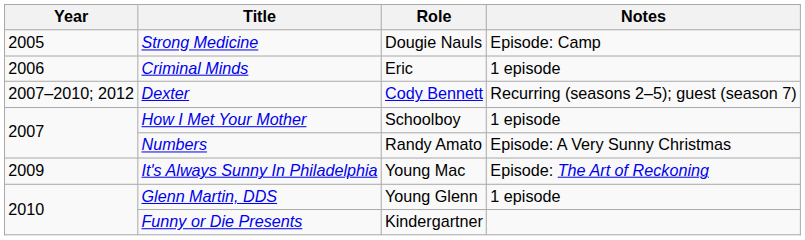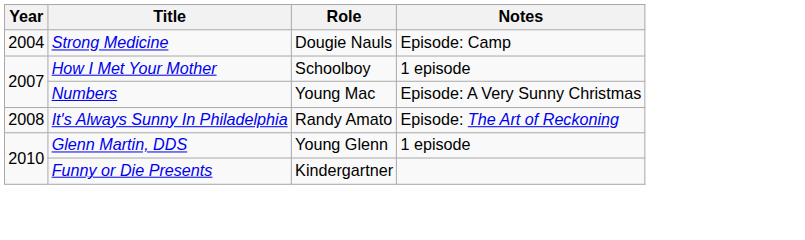(26, 42) 2005 -> (26, 42) 2004
- row: (195, 68)
- row: (165, 94)
(434, 145) Randy Amato -> (335, 94) Young Mac
(26, 171) 2009 -> (26, 119) 2008
(425, 171) Young Mac -> (344, 119) Randy Amato
